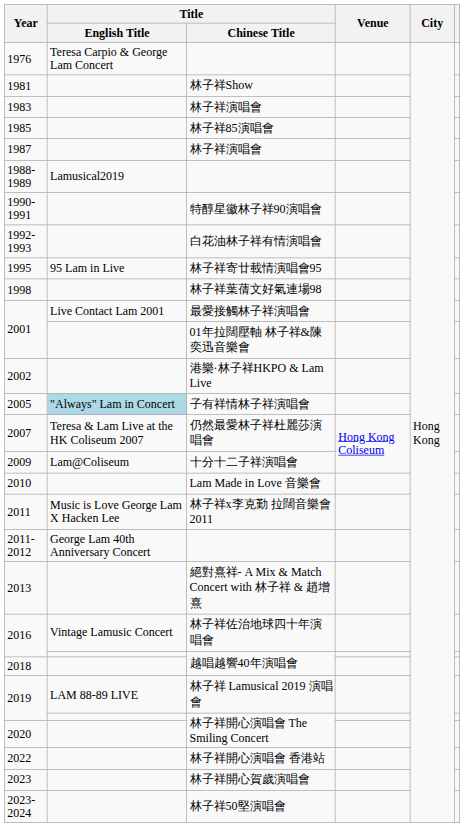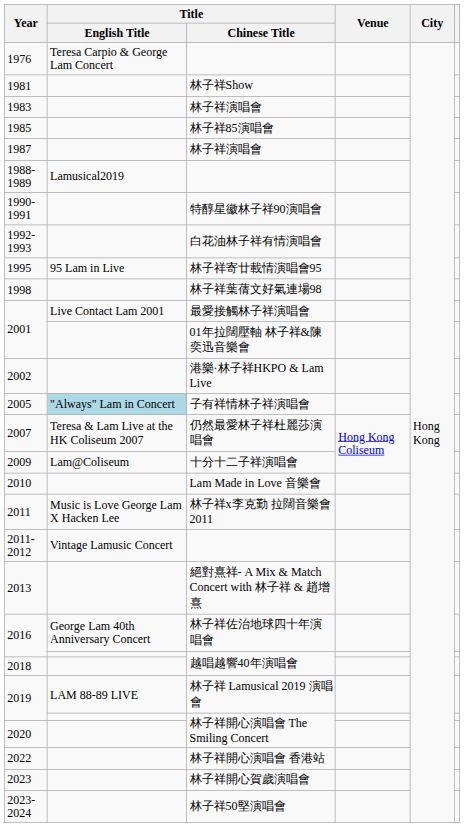(100, 545) George Lam 40th Anniversary Concert -> (111, 545) Vintage Lamusic Concert
(111, 632) Vintage Lamusic Concert -> (100, 632) George Lam 40th Anniversary Concert
